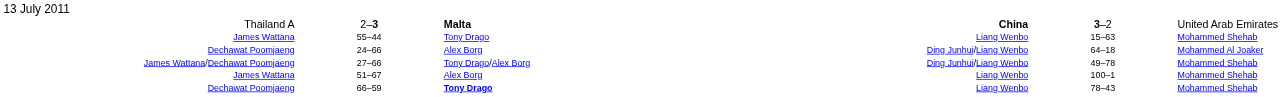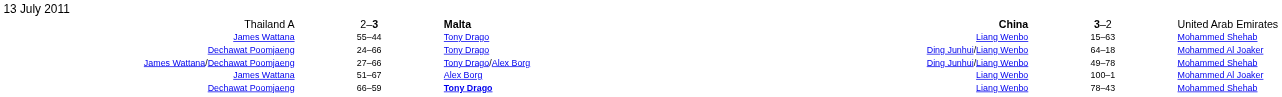(463, 50) Alex Borg -> (467, 50) Tony Drago
(1218, 75) Mohammed Shehab -> (1220, 75) Mohammed Al Joaker
